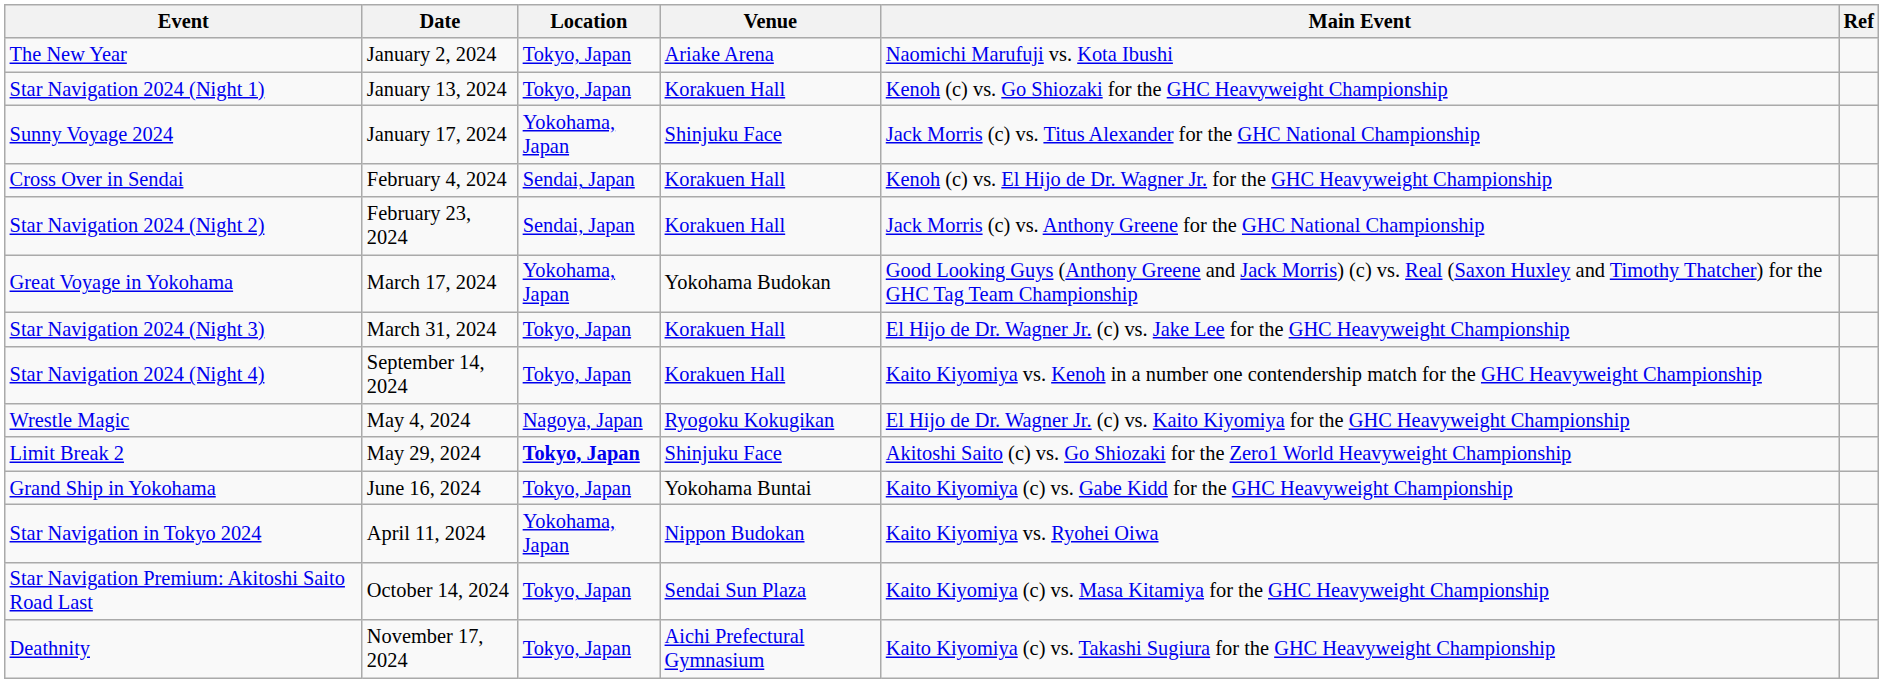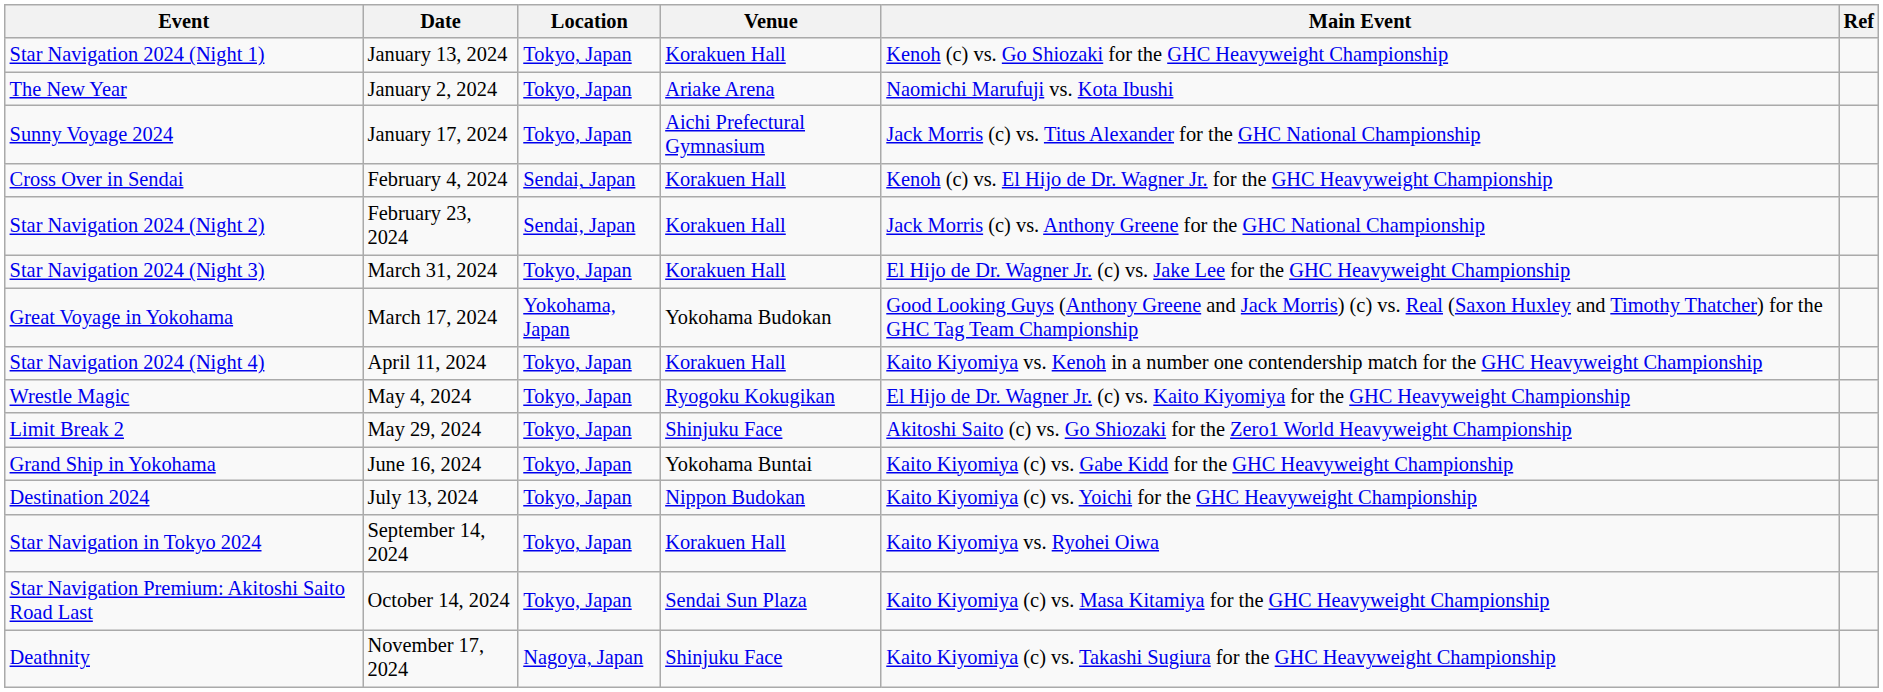rows swapped: (68, 54) <-> (137, 88)
(569, 133) Yokohama, Japan -> (577, 133) Tokyo, Japan
(723, 133) Shinjuku Face -> (735, 133) Aichi Prefectural Gymnasium
rows swapped: (121, 282) <-> (137, 328)
(426, 374) September 14, 2024 -> (427, 362) April 11, 2024
(583, 419) Nagoya, Japan -> (577, 395) Tokyo, Japan
(581, 453) bold -> (577, 429) normal
+ row: (80, 496)
(426, 532) April 11, 2024 -> (426, 542) September 14, 2024
(569, 532) Yokohama, Japan -> (577, 542) Tokyo, Japan
(735, 532) Nippon Budokan -> (725, 542) Korakuen Hall
(577, 648) Tokyo, Japan -> (583, 657) Nagoya, Japan
(735, 648) Aichi Prefectural Gymnasium -> (724, 657) Shinjuku Face
